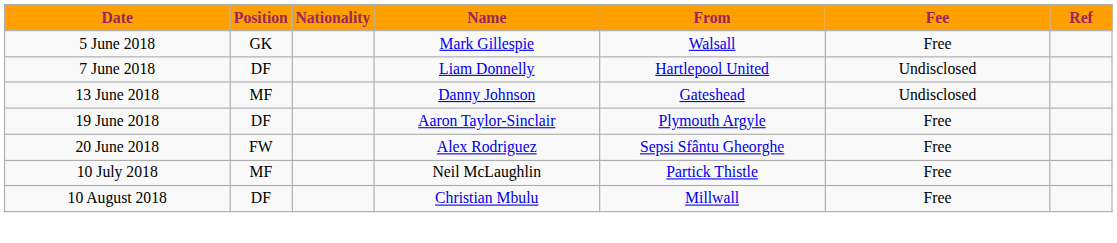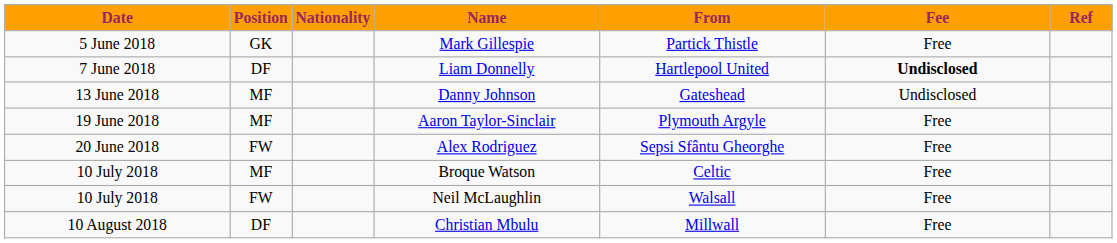(712, 43) Walsall -> (712, 43) Partick Thistle
(937, 69) normal -> (937, 69) bold
(261, 121) DF -> (261, 121) MF
+ row: (487, 173)
(261, 173) MF -> (261, 199) FW
(712, 173) Partick Thistle -> (712, 199) Walsall
